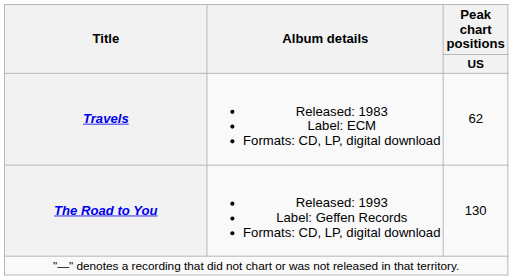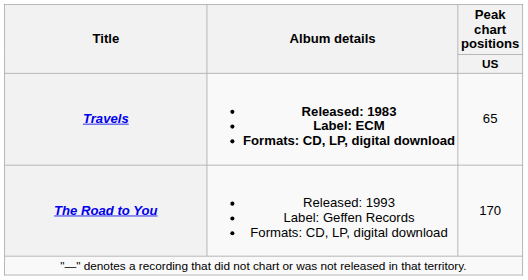(325, 126) normal -> (333, 126) bold
(476, 119) 62 -> (490, 119) 65
(476, 210) 130 -> (490, 210) 170
